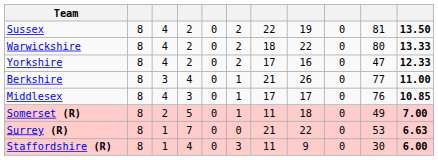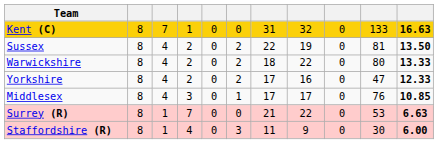+ row: (32, 30)
- row: (35, 80)
- row: (44, 113)
